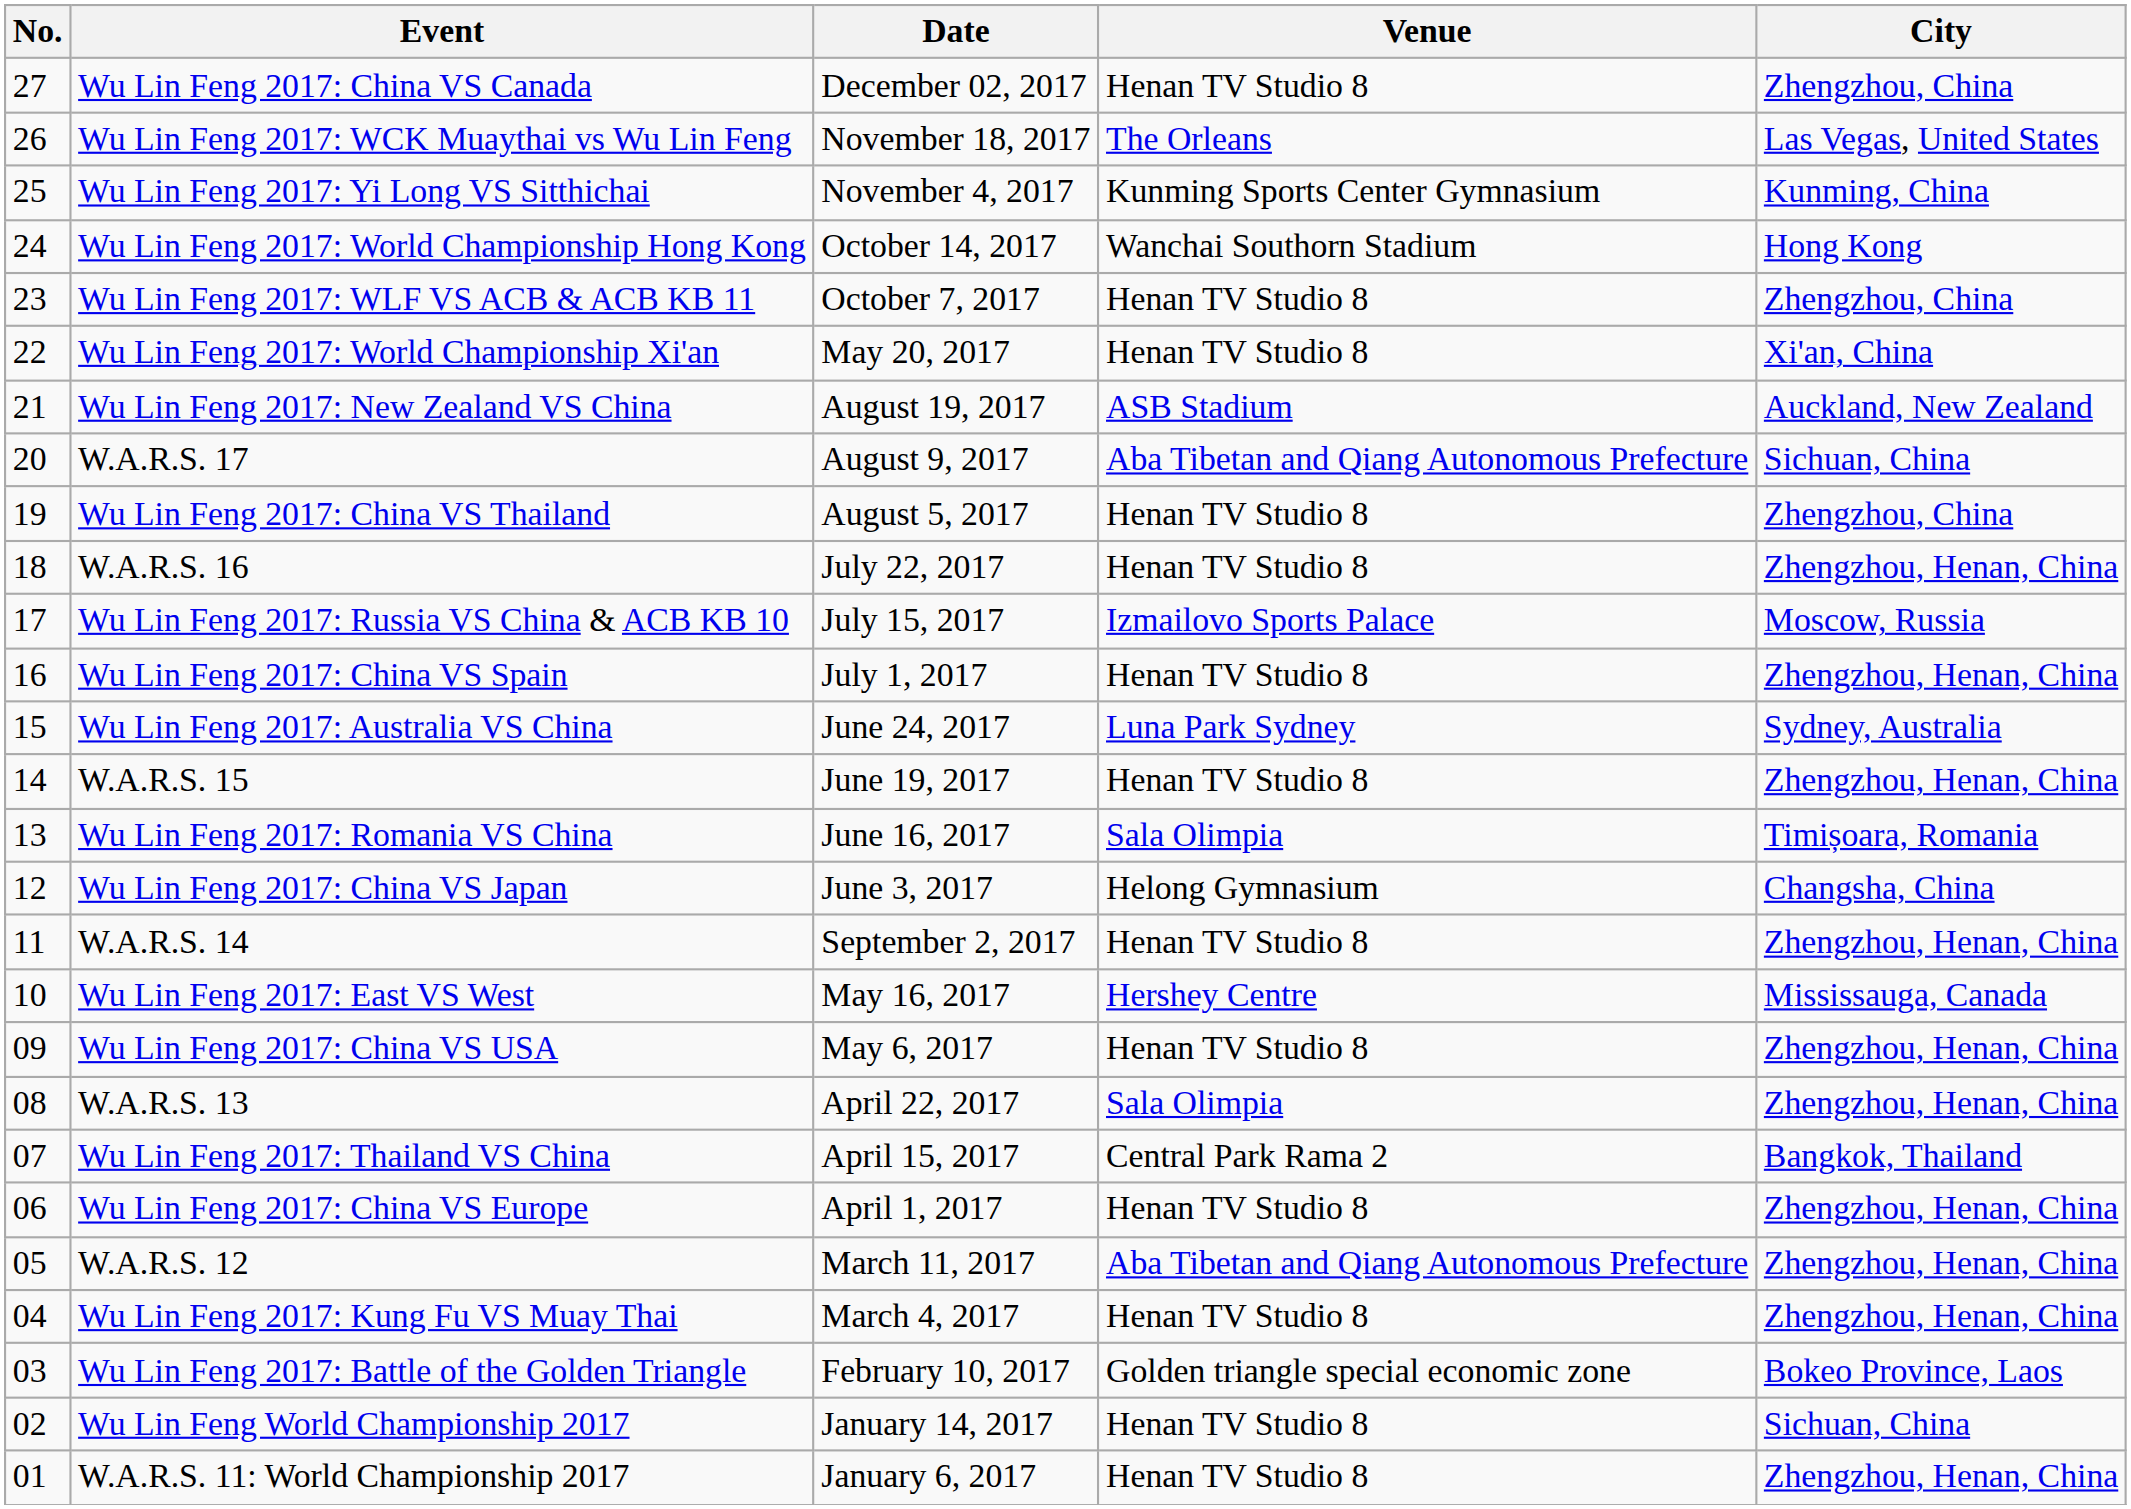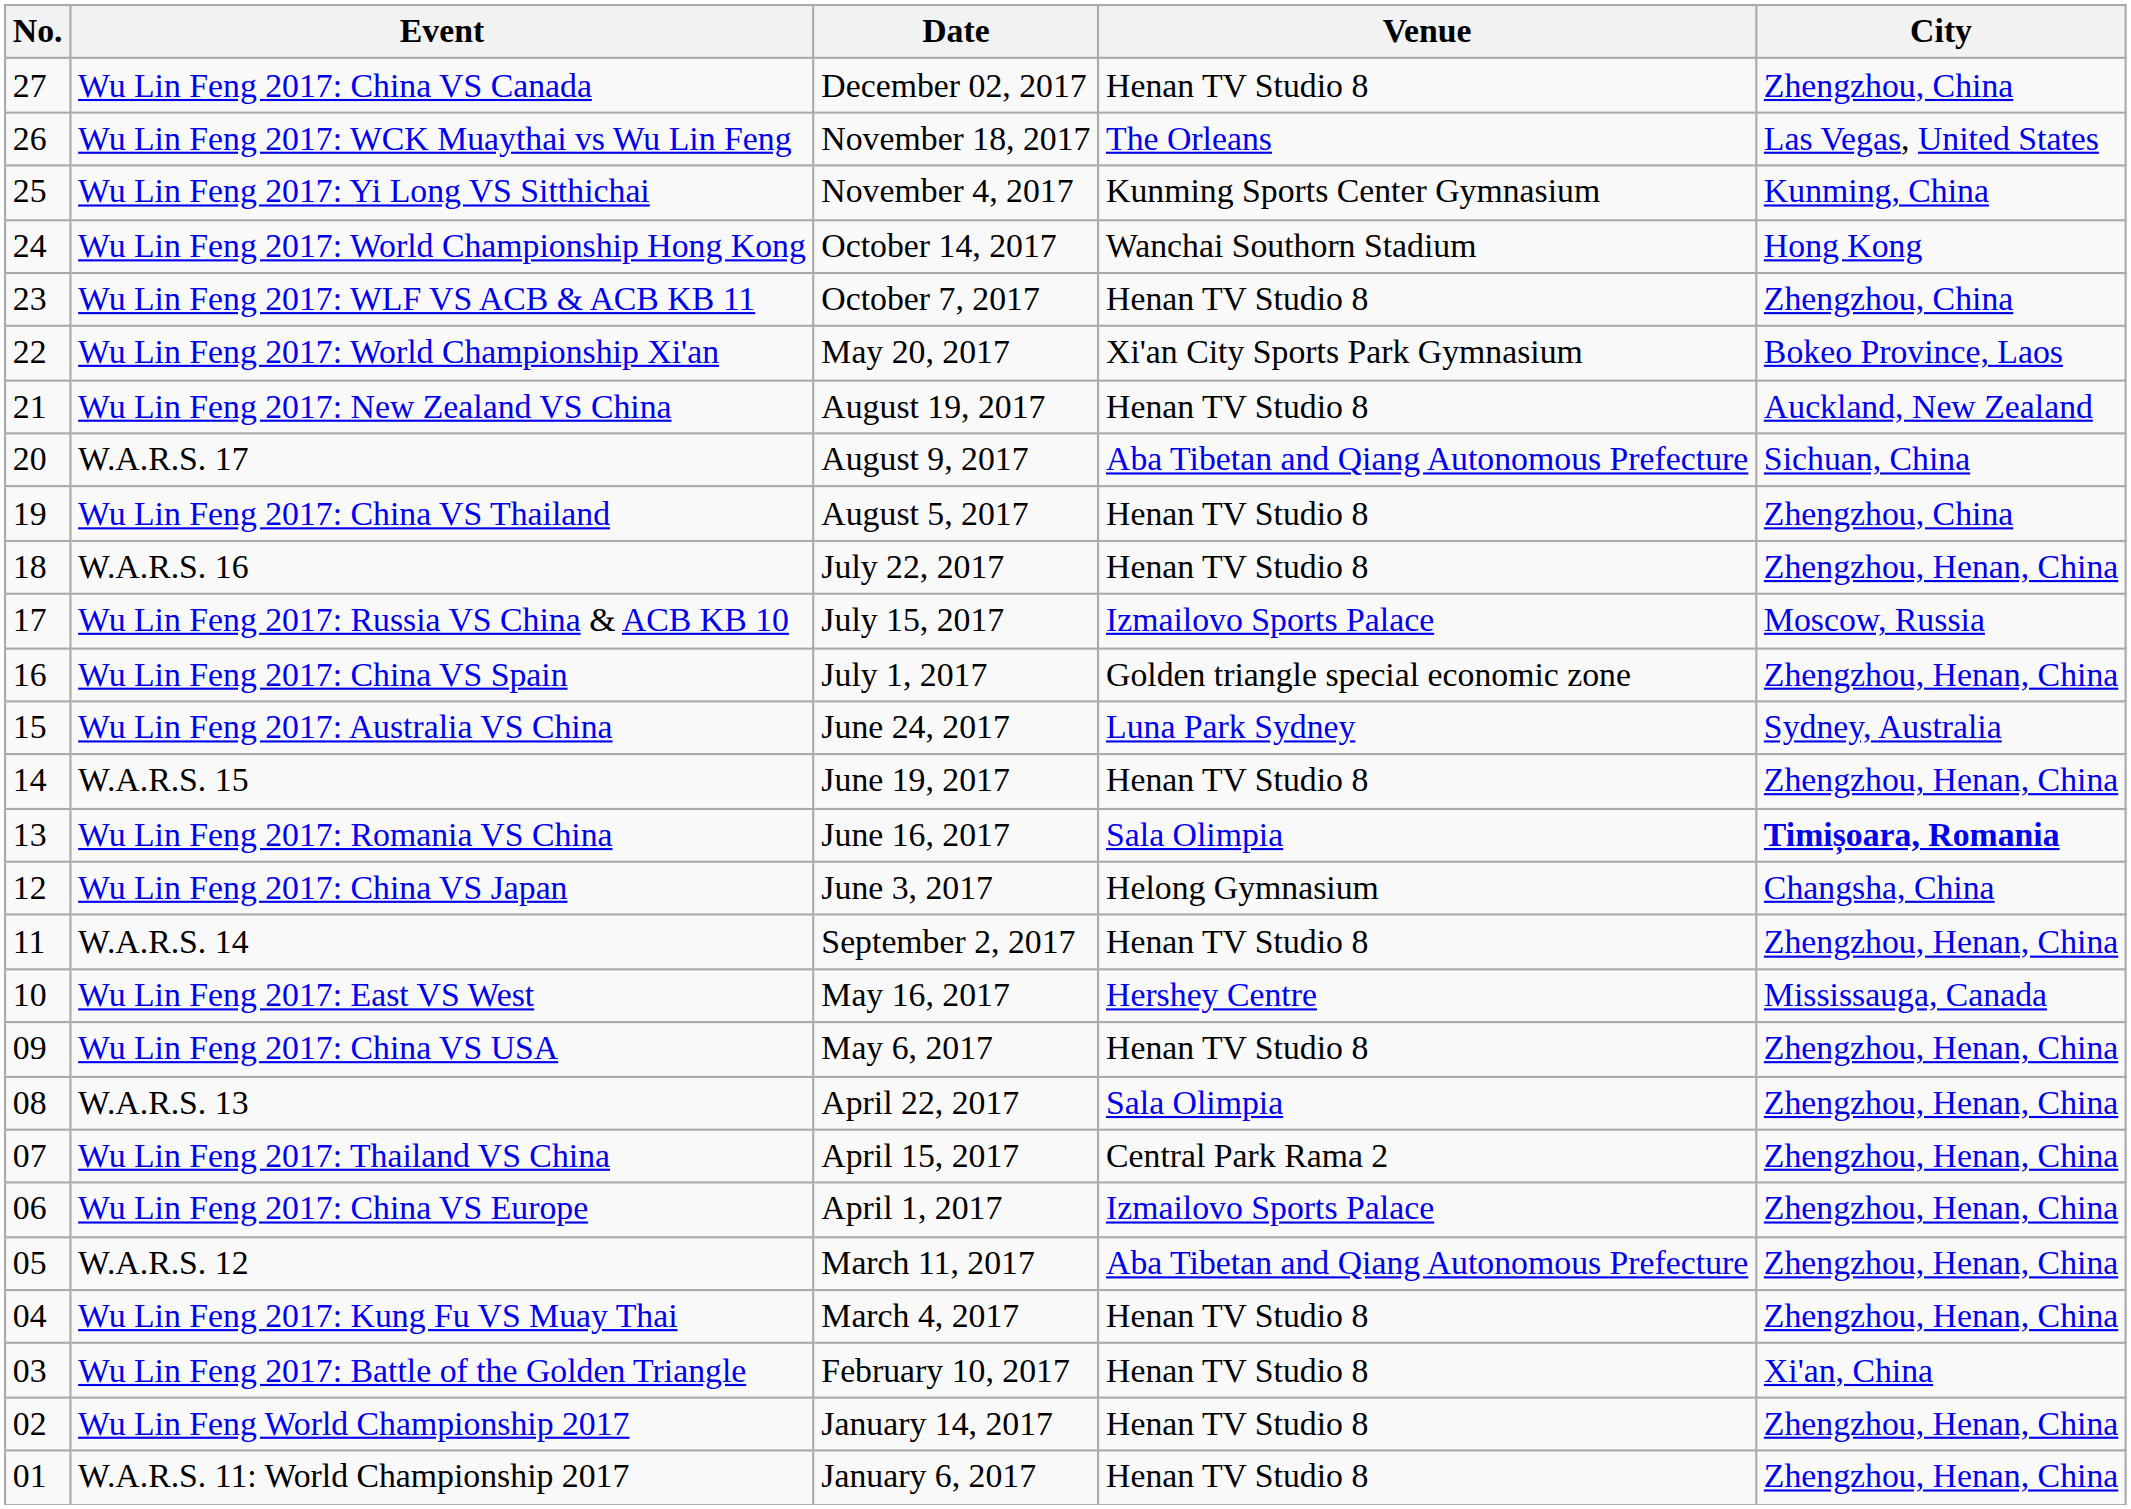(1237, 352) Henan TV Studio 8 -> (1344, 352) Xi'an City Sports Park Gymnasium
(1848, 352) Xi'an, China -> (1913, 352) Bokeo Province, Laos
(1199, 406) ASB Stadium -> (1237, 406) Henan TV Studio 8
(1237, 673) Henan TV Studio 8 -> (1368, 673) Golden triangle special economic zone
(1901, 834) normal -> (1912, 834) bold
(1893, 1155) Bangkok, Thailand -> (1941, 1155) Zhengzhou, Henan, China
(1237, 1209) Henan TV Studio 8 -> (1270, 1209) Izmailovo Sports Palace
(1368, 1369) Golden triangle special economic zone -> (1237, 1369) Henan TV Studio 8
(1913, 1369) Bokeo Province, Laos -> (1848, 1369) Xi'an, China
(1867, 1423) Sichuan, China -> (1941, 1423) Zhengzhou, Henan, China
